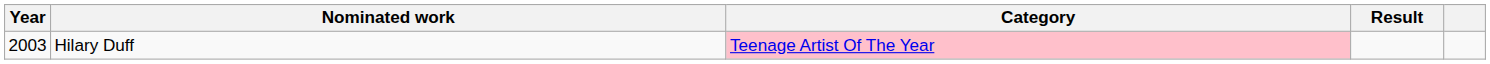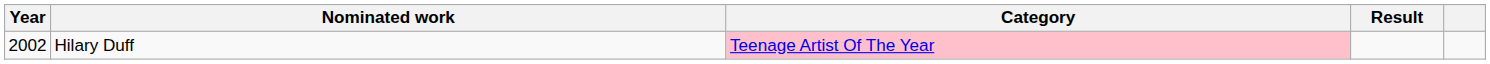(28, 45) 2003 -> (28, 45) 2002
